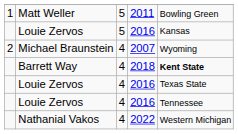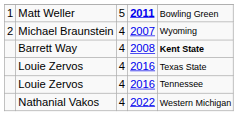(142, 13) normal -> (142, 13) bold
- row: (51, 31)
(143, 66) 2018 -> (143, 48) 2008
